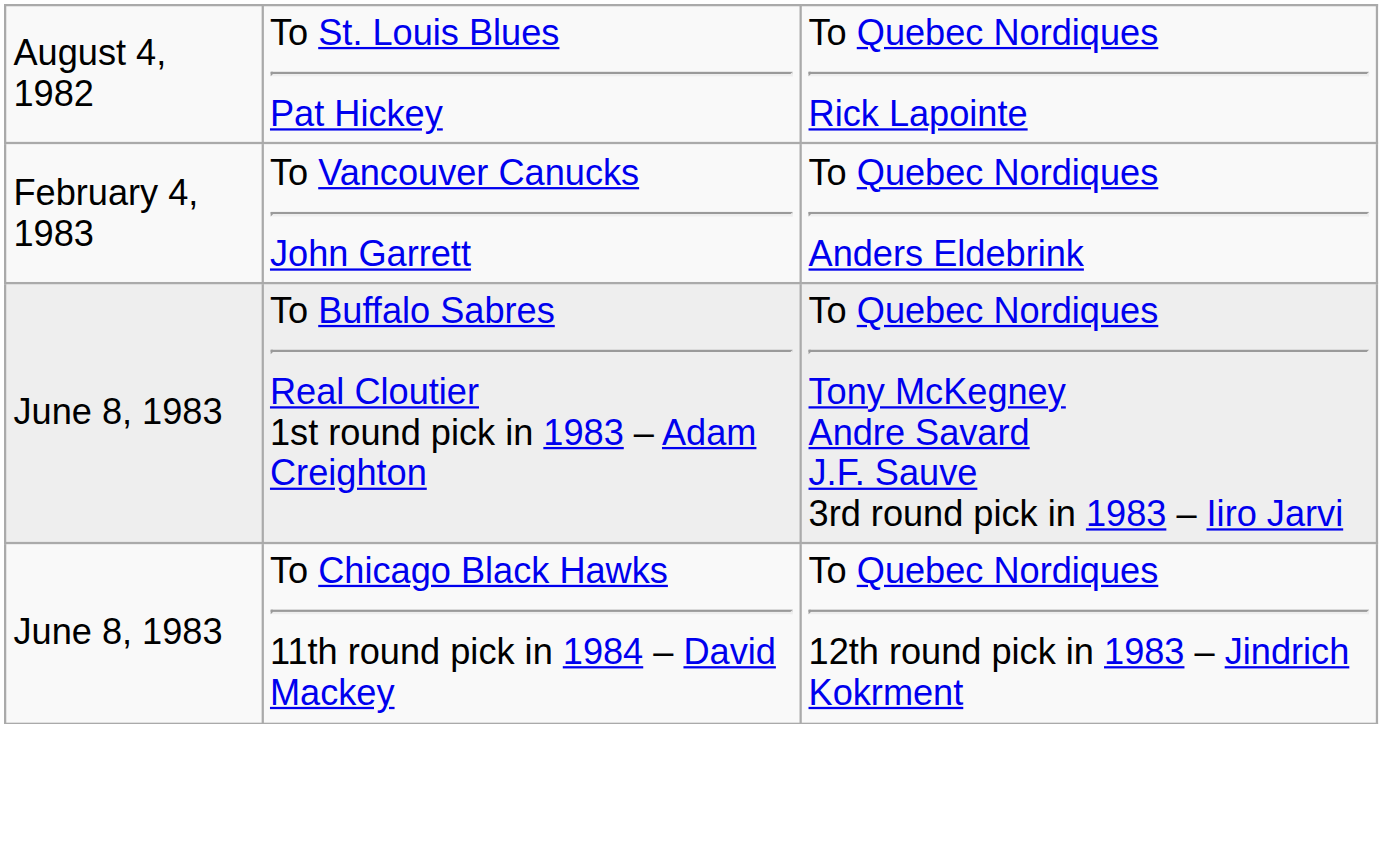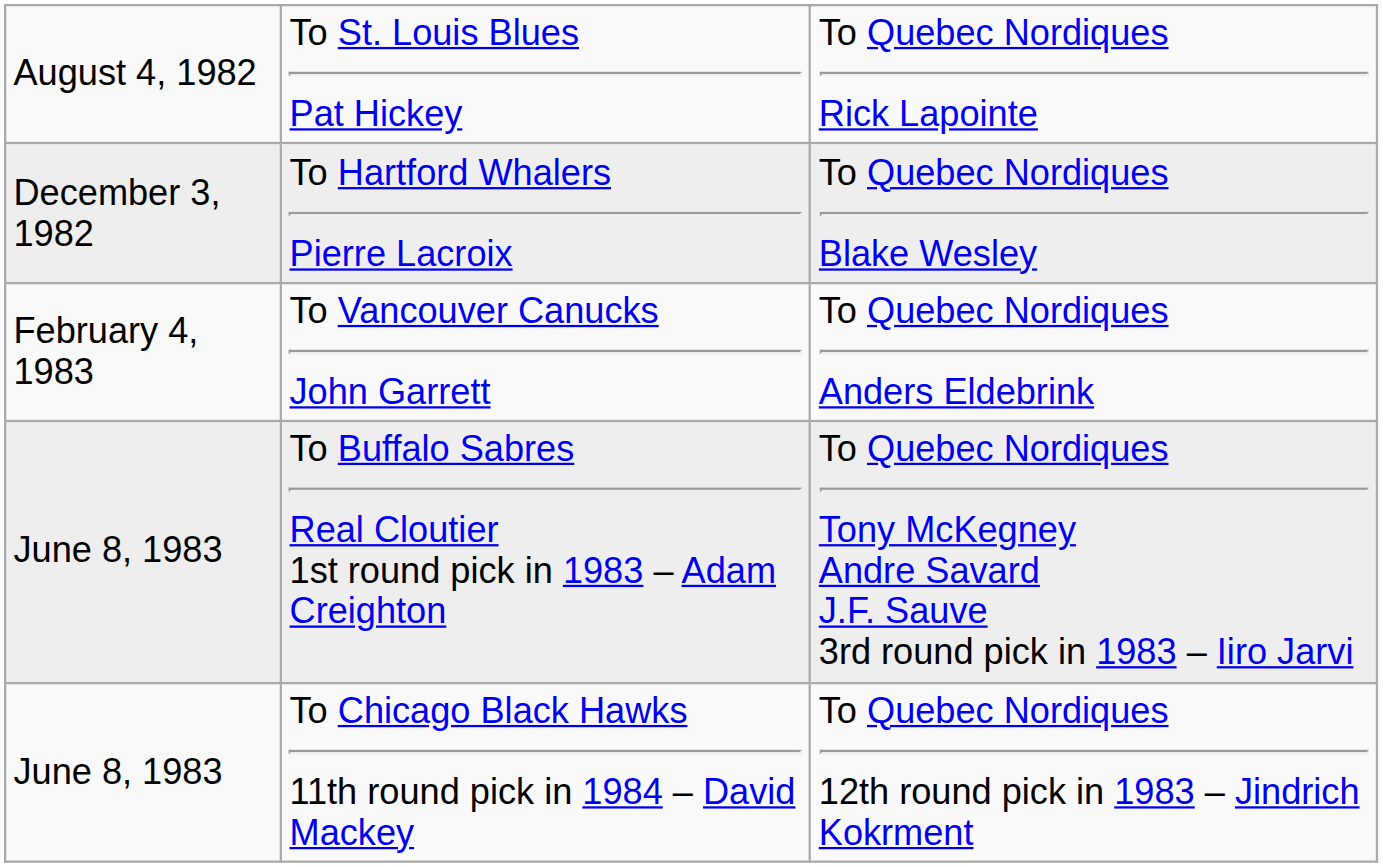+ row: (546, 212)
